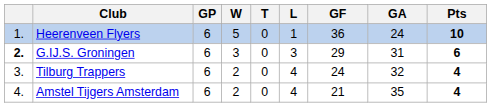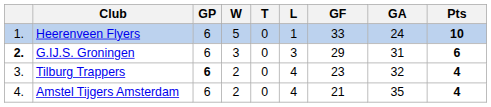(338, 33) 36 -> (338, 33) 33
(207, 72) normal -> (207, 72) bold
(338, 72) 24 -> (338, 72) 23
